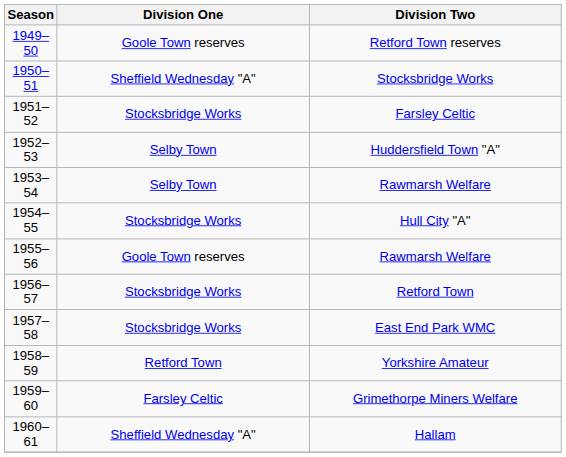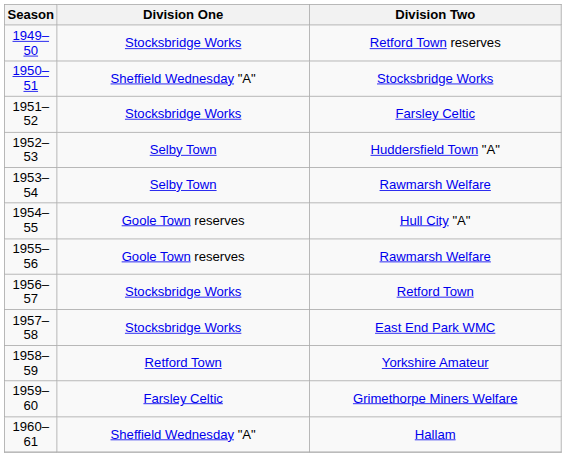(183, 43) Goole Town reserves -> (183, 43) Stocksbridge Works
(183, 220) Stocksbridge Works -> (183, 220) Goole Town reserves
